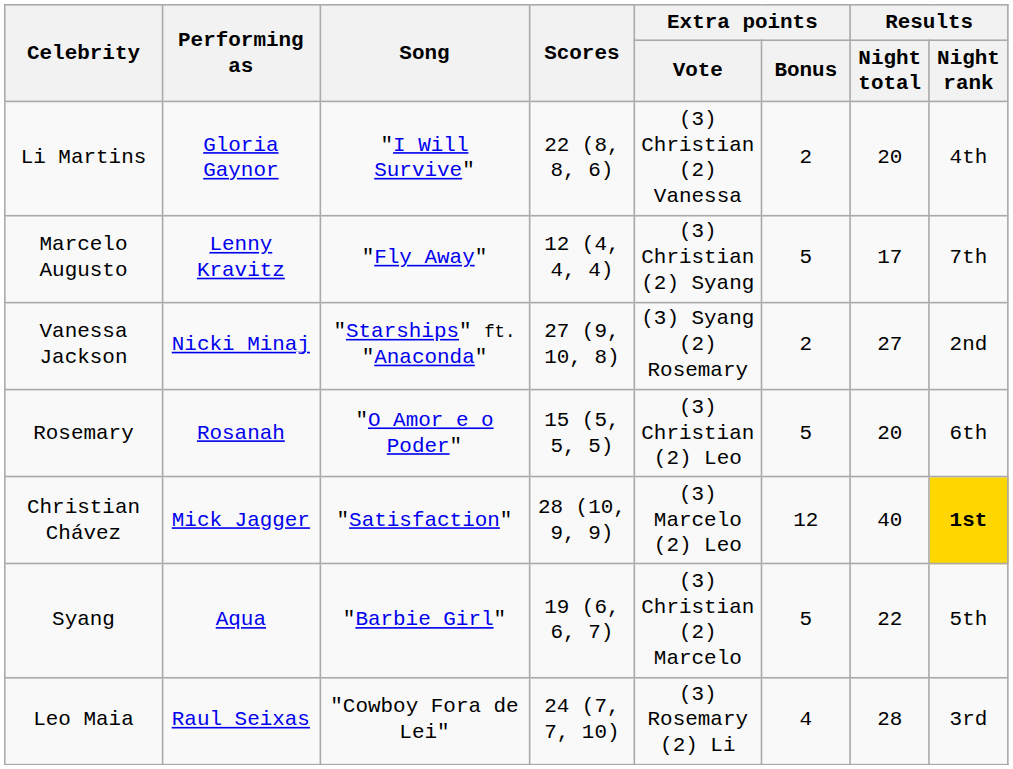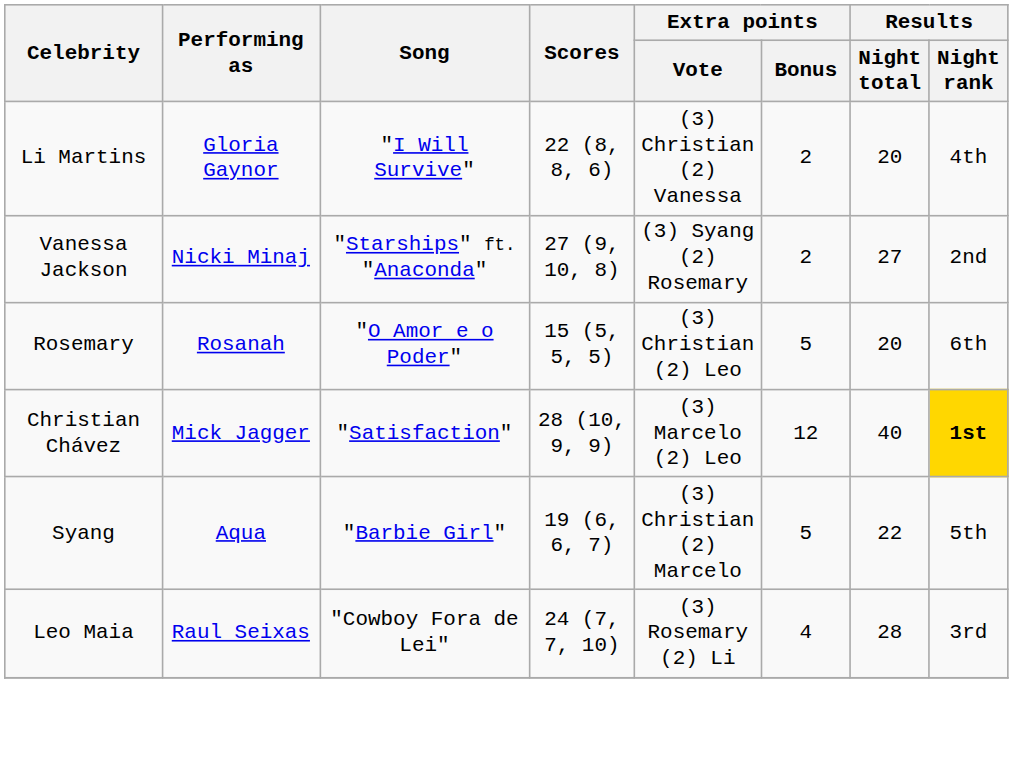- row: (83, 258)
